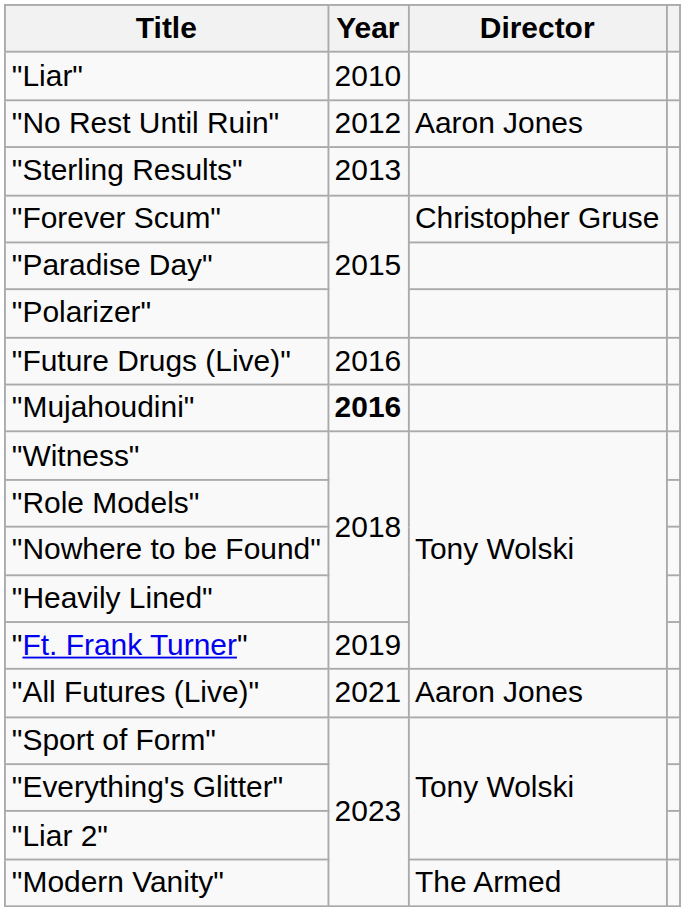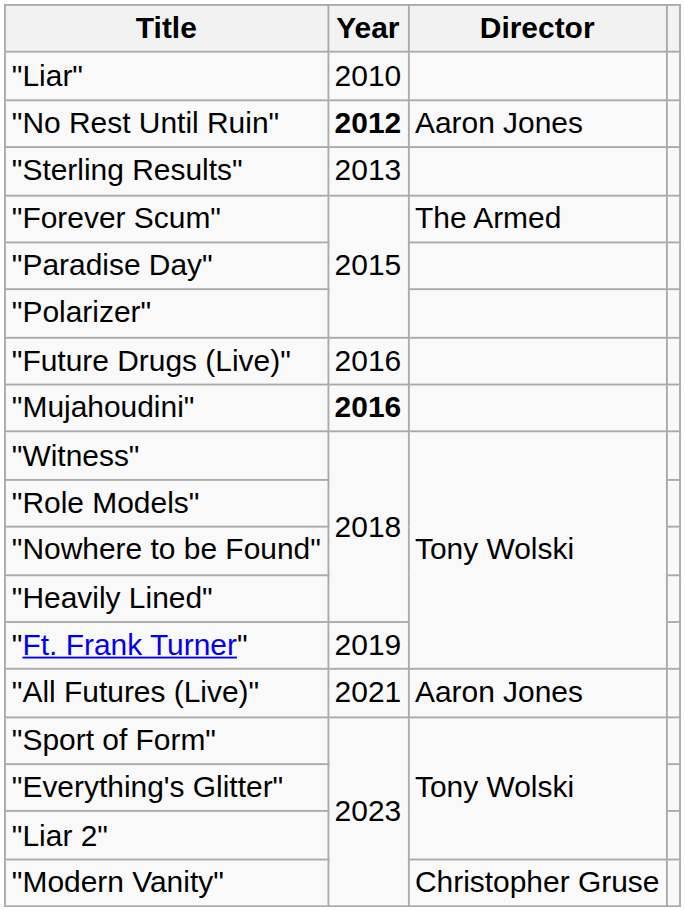(368, 123) normal -> (368, 123) bold
(537, 218) Christopher Gruse -> (488, 218) The Armed
(488, 882) The Armed -> (537, 882) Christopher Gruse
